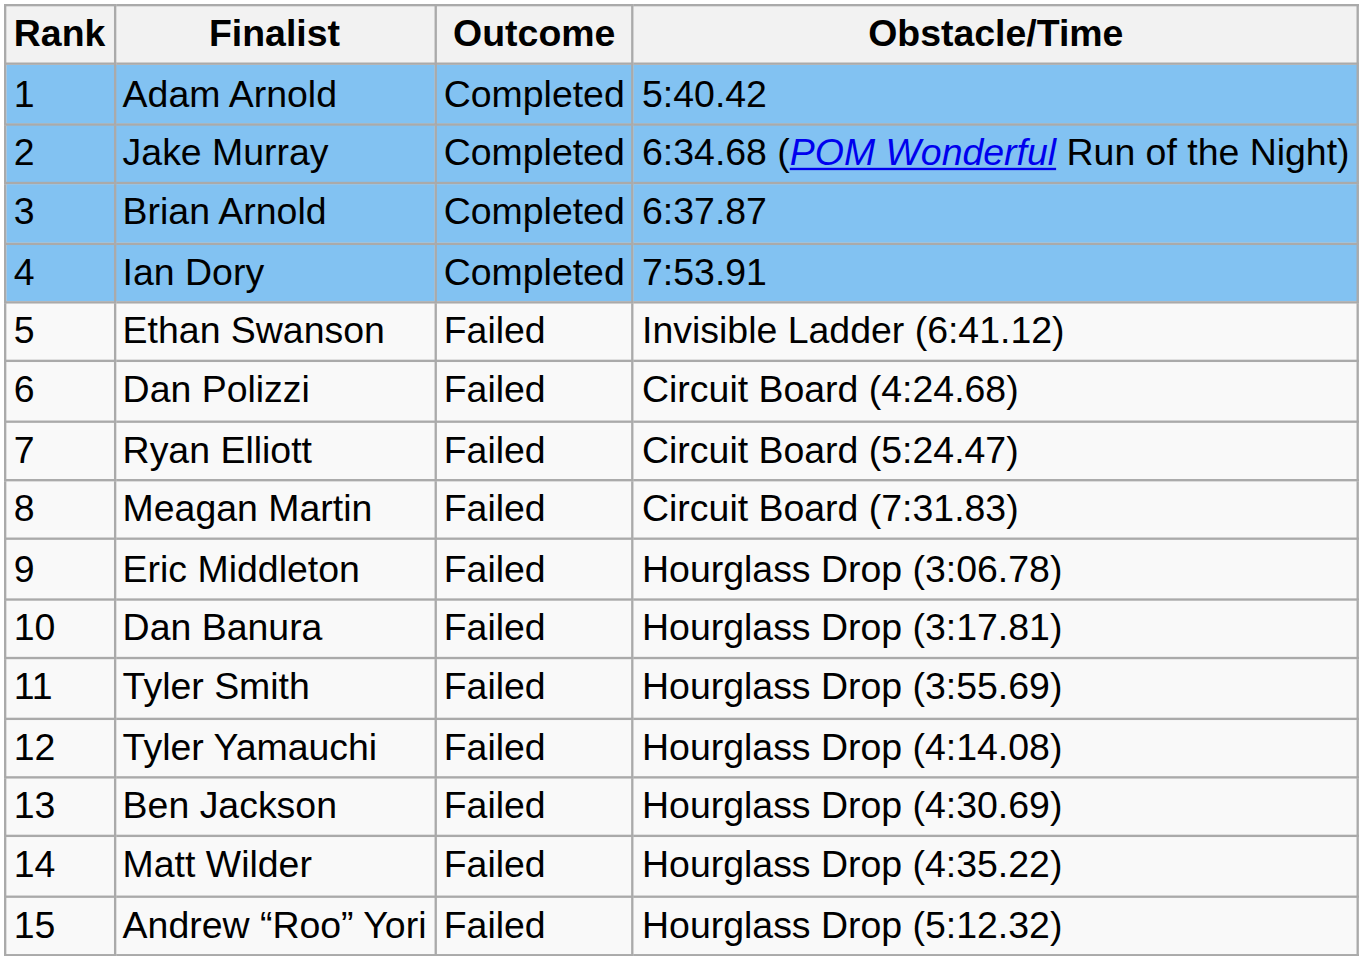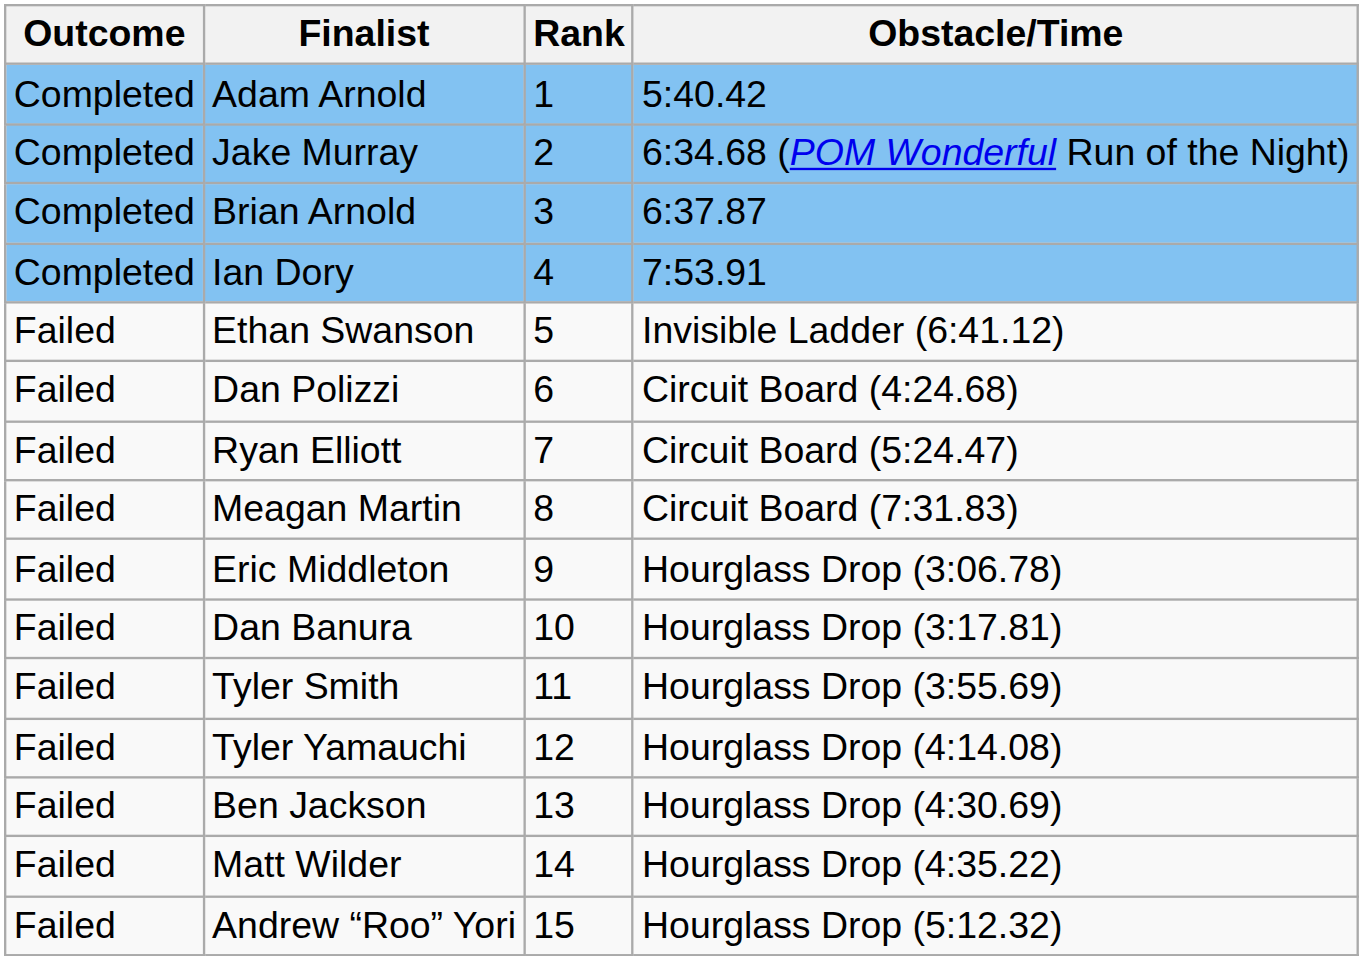columns swapped: (60, 34) <-> (534, 34)
